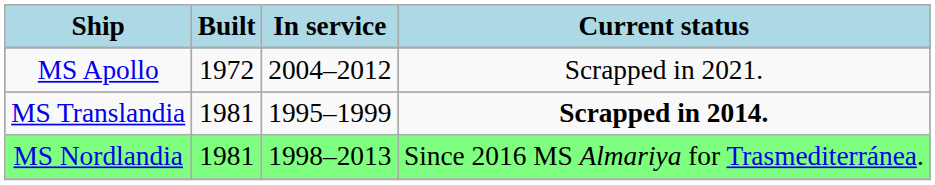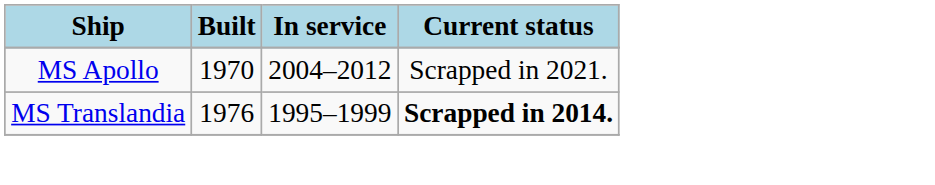(227, 69) 1972 -> (227, 69) 1970
(227, 112) 1981 -> (227, 112) 1976
- row: (98, 156)
